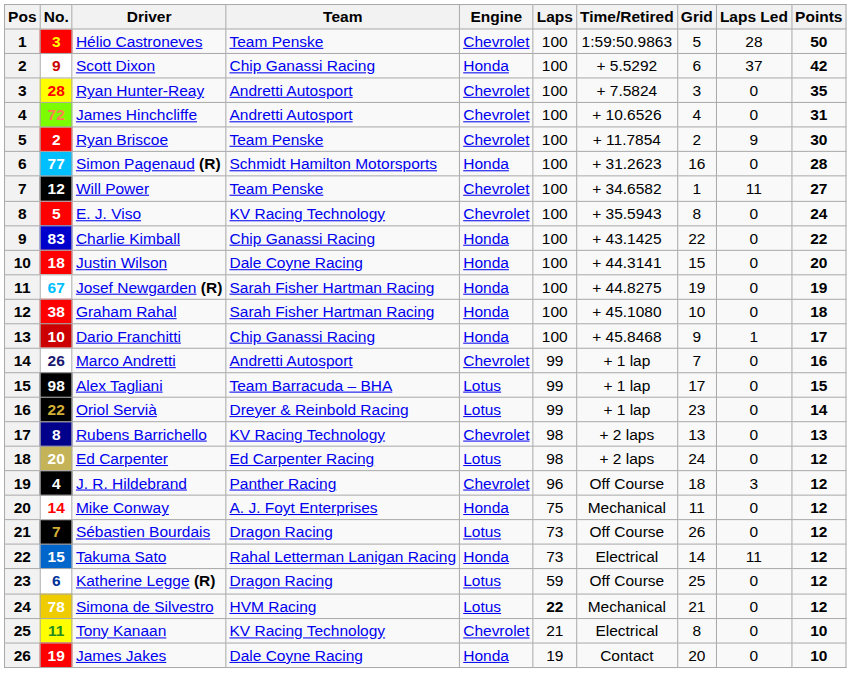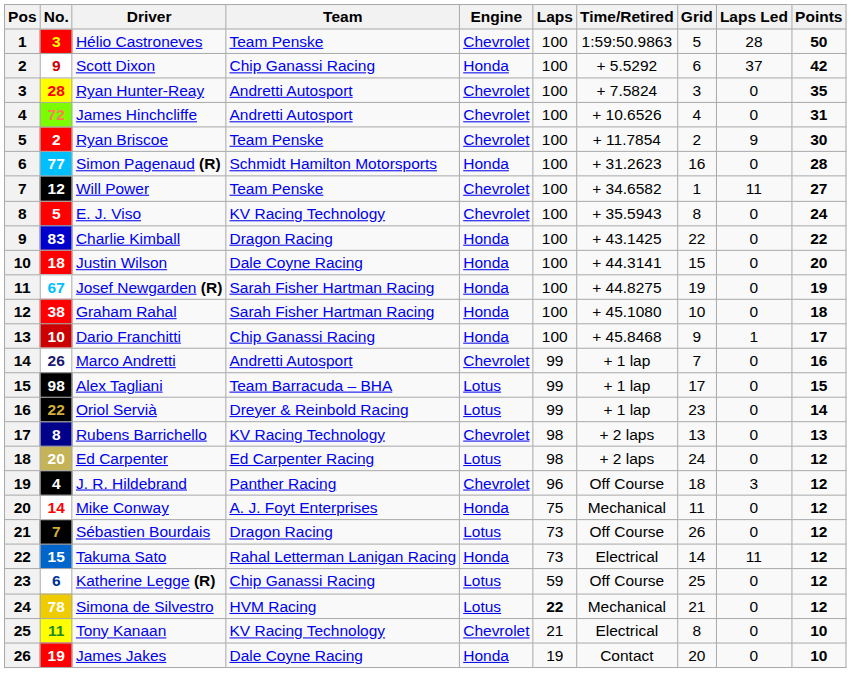(302, 238) Chip Ganassi Racing -> (281, 238) Dragon Racing
(281, 581) Dragon Racing -> (302, 581) Chip Ganassi Racing
